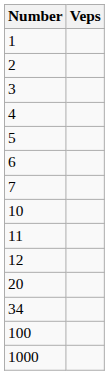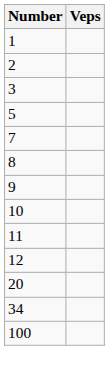- row: (12, 114)
- row: (12, 162)
+ row: (12, 162)
+ row: (12, 187)
- row: (23, 357)
